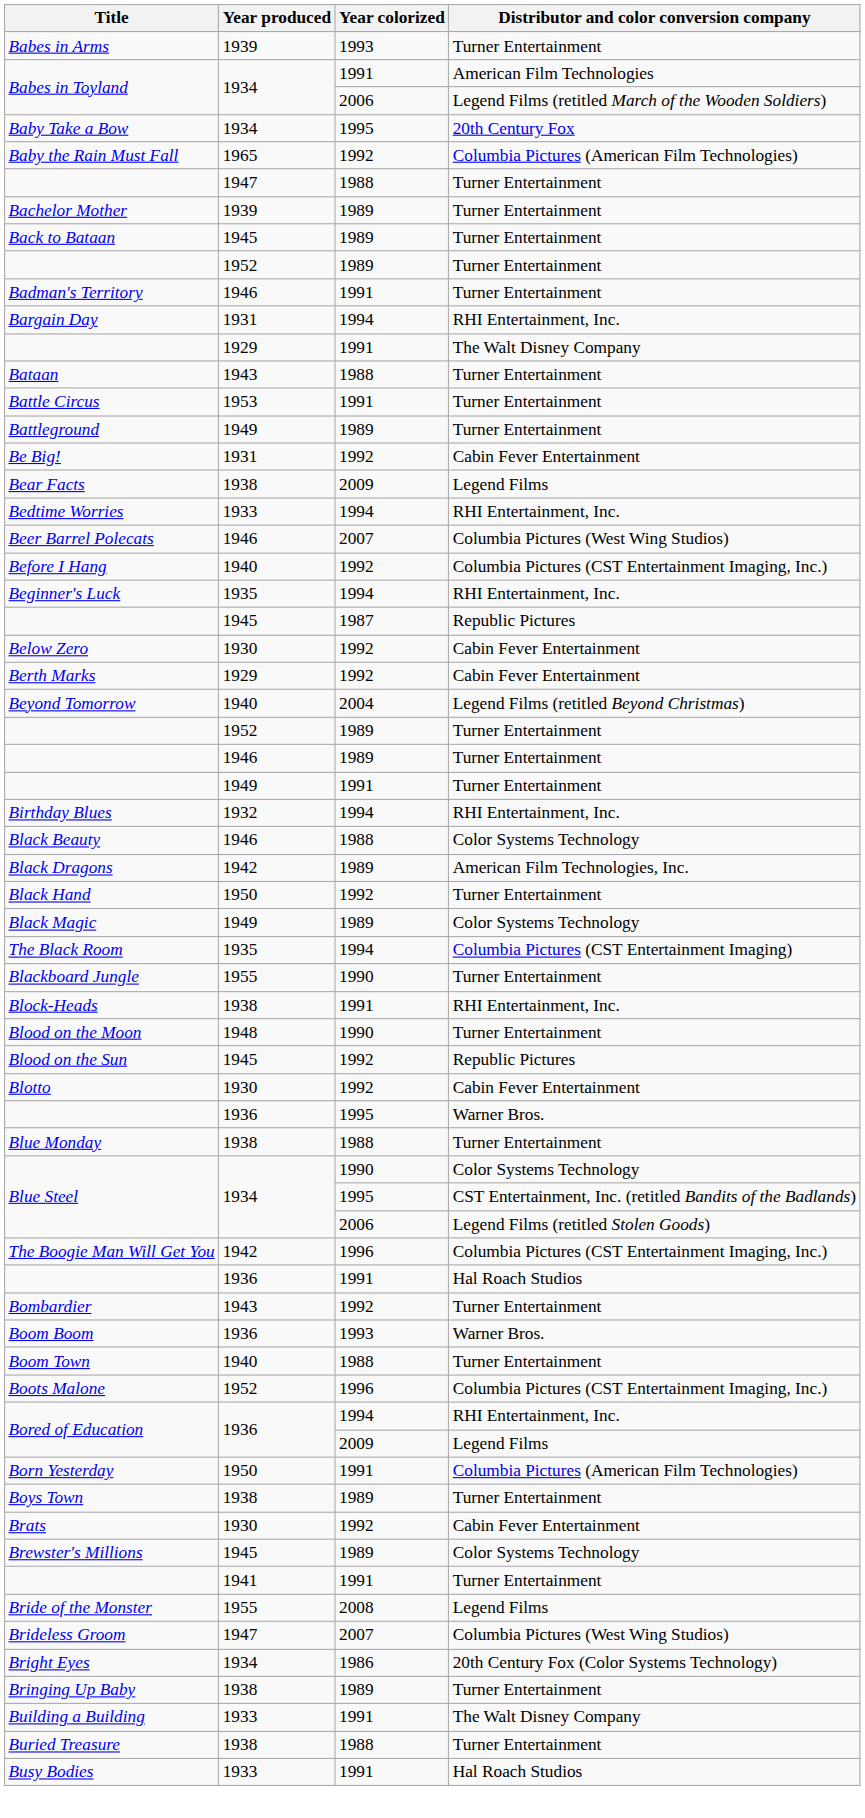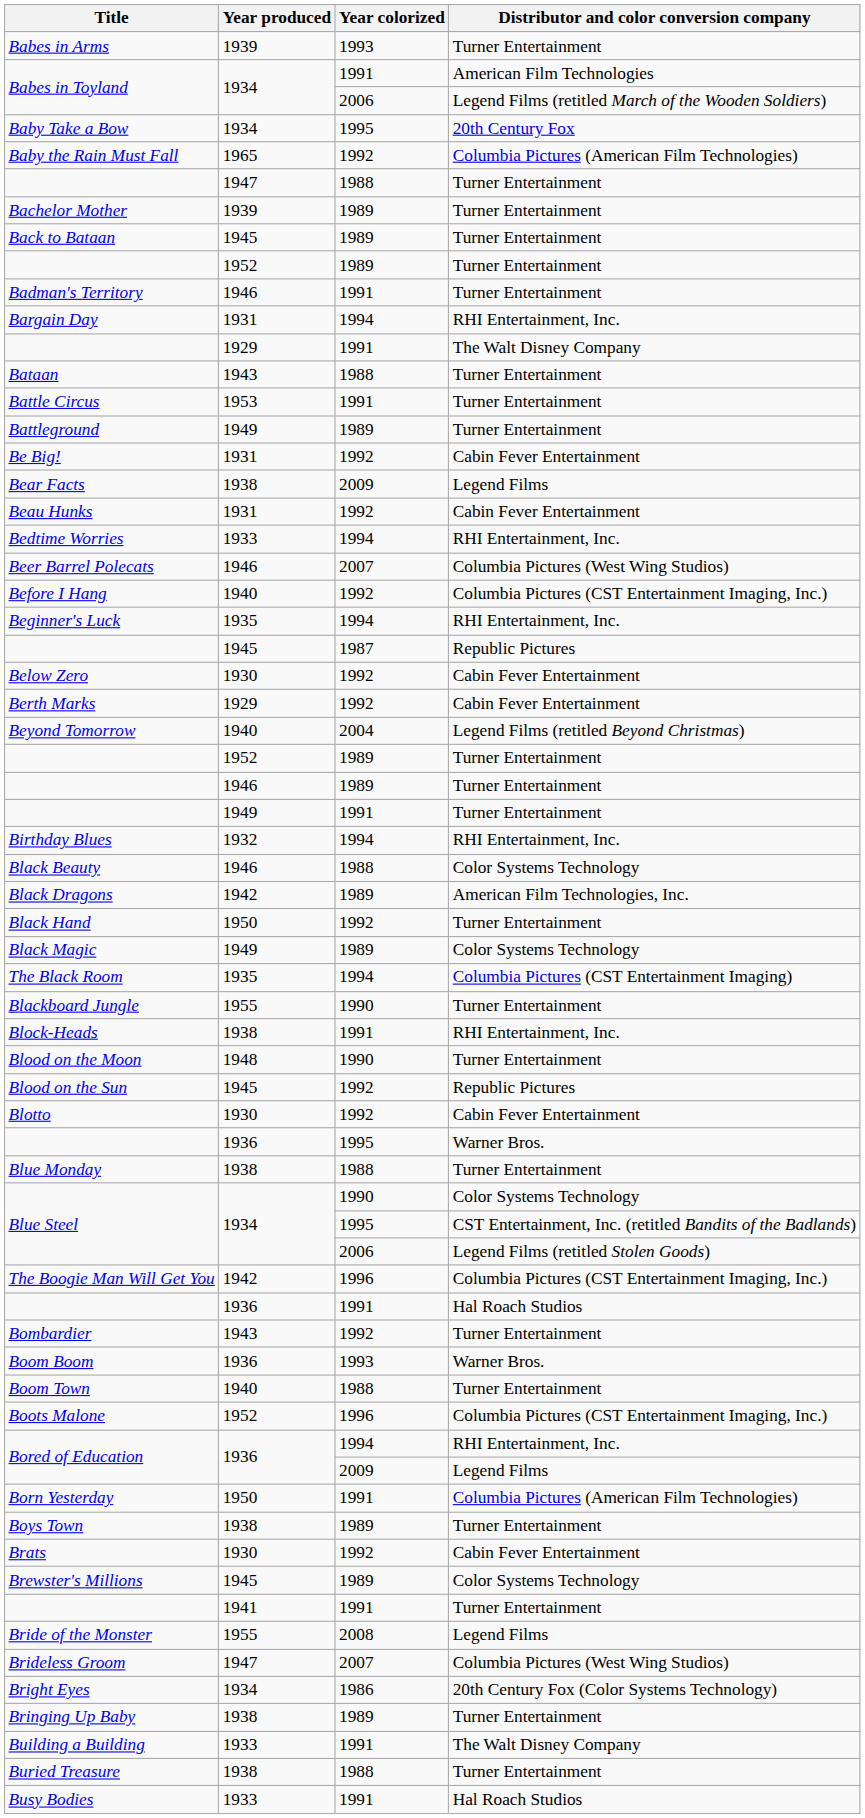+ row: (51, 511)
